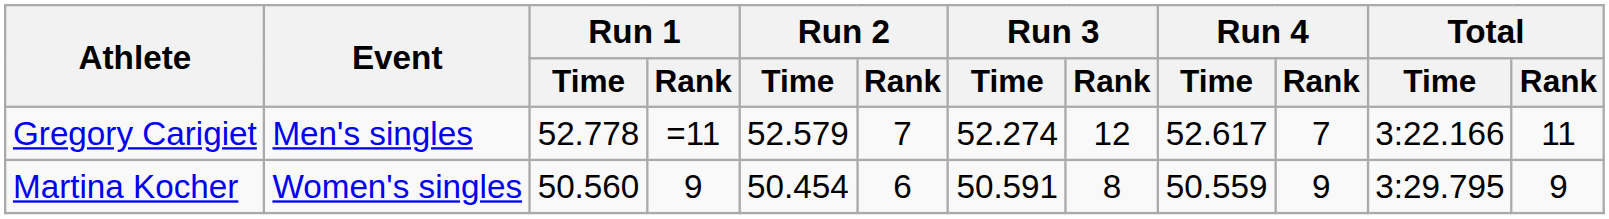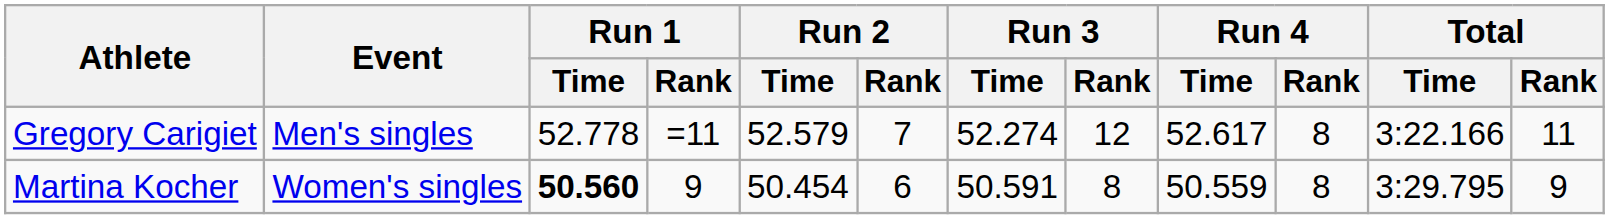(1321, 134) 7 -> (1321, 134) 8
(588, 187) normal -> (588, 187) bold
(1321, 187) 9 -> (1321, 187) 8
